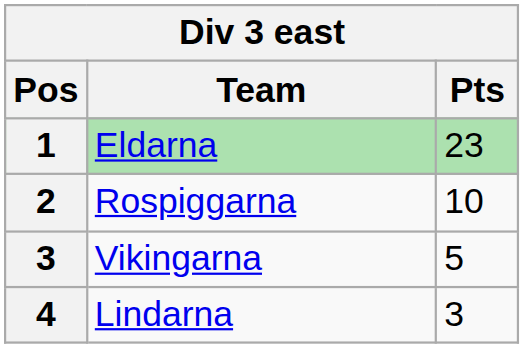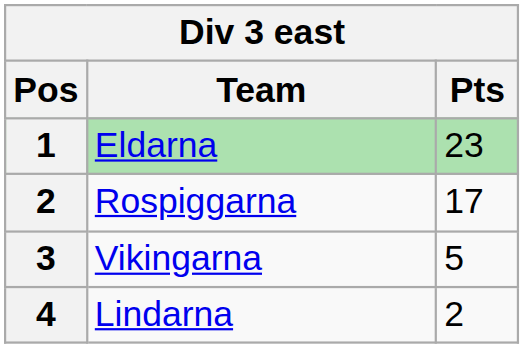(464, 201) 10 -> (464, 201) 17
(454, 314) 3 -> (454, 314) 2
